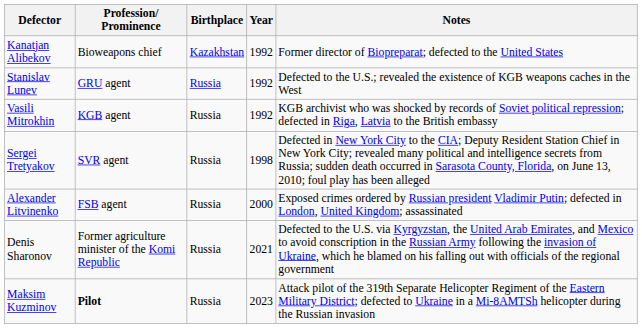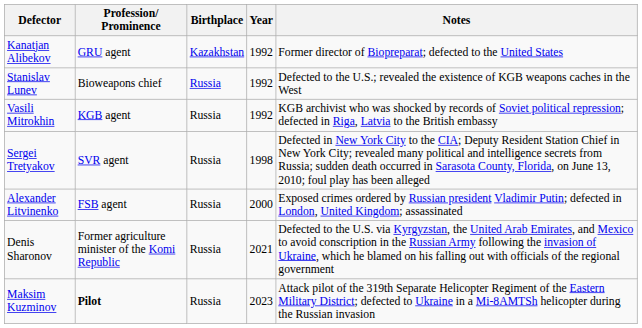(120, 51) Bioweapons chief -> (104, 51) GRU agent
(104, 83) GRU agent -> (120, 83) Bioweapons chief
